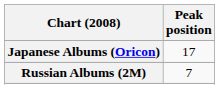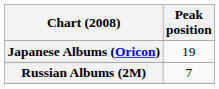(189, 51) 17 -> (189, 51) 19
